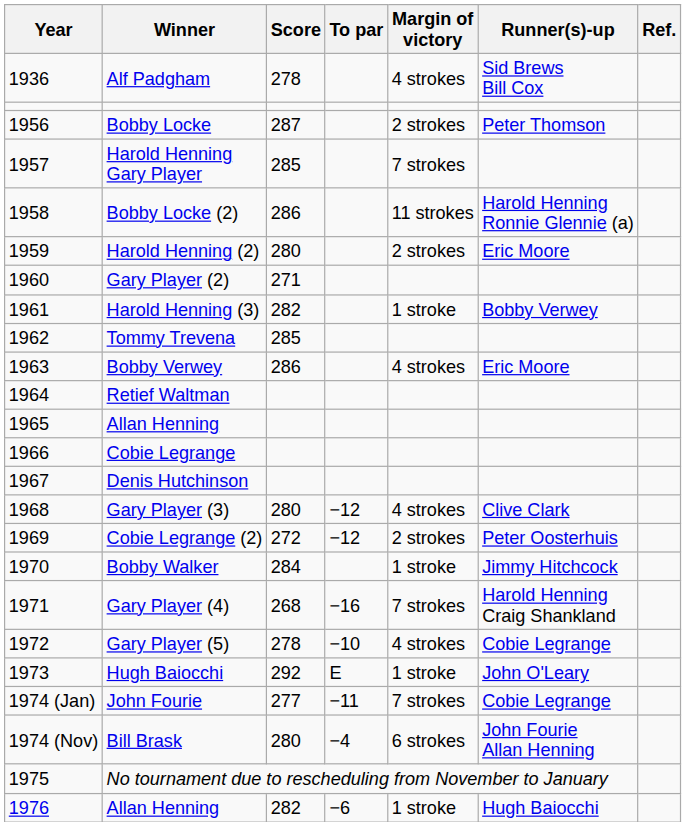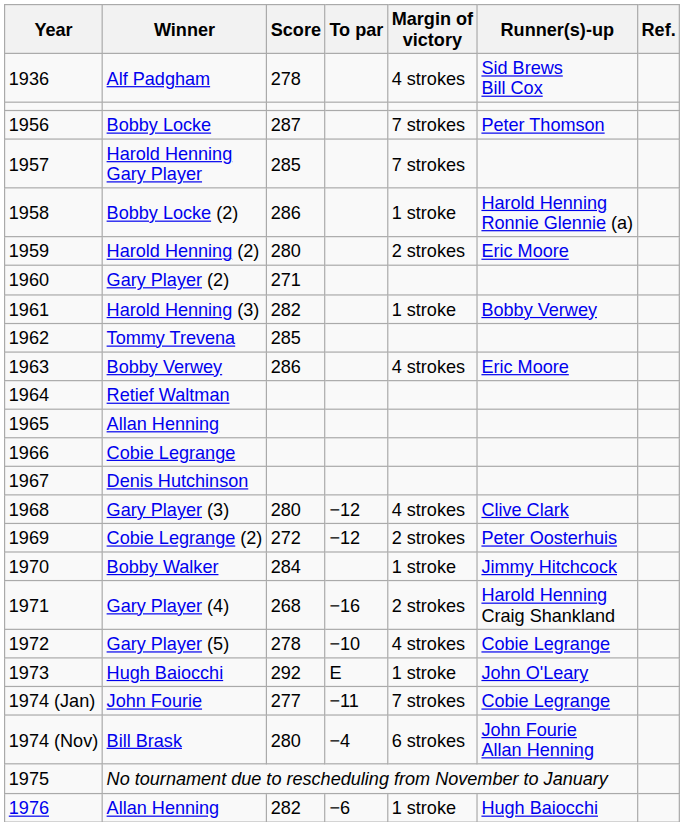(428, 125) 2 strokes -> (428, 125) 7 strokes
(433, 213) 11 strokes -> (424, 213) 1 stroke
(428, 605) 7 strokes -> (428, 605) 2 strokes
